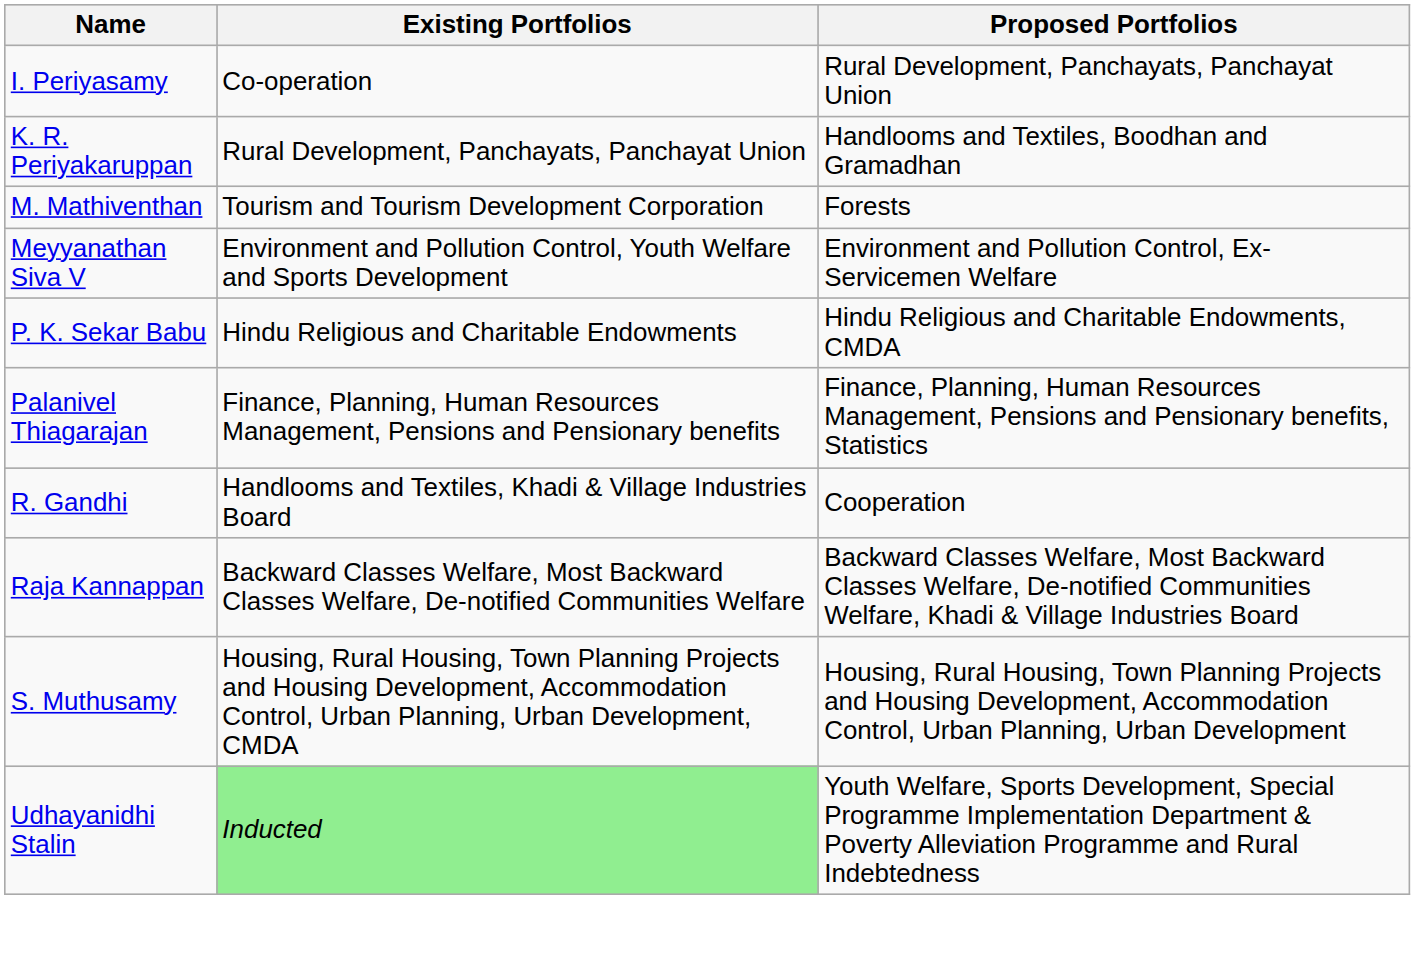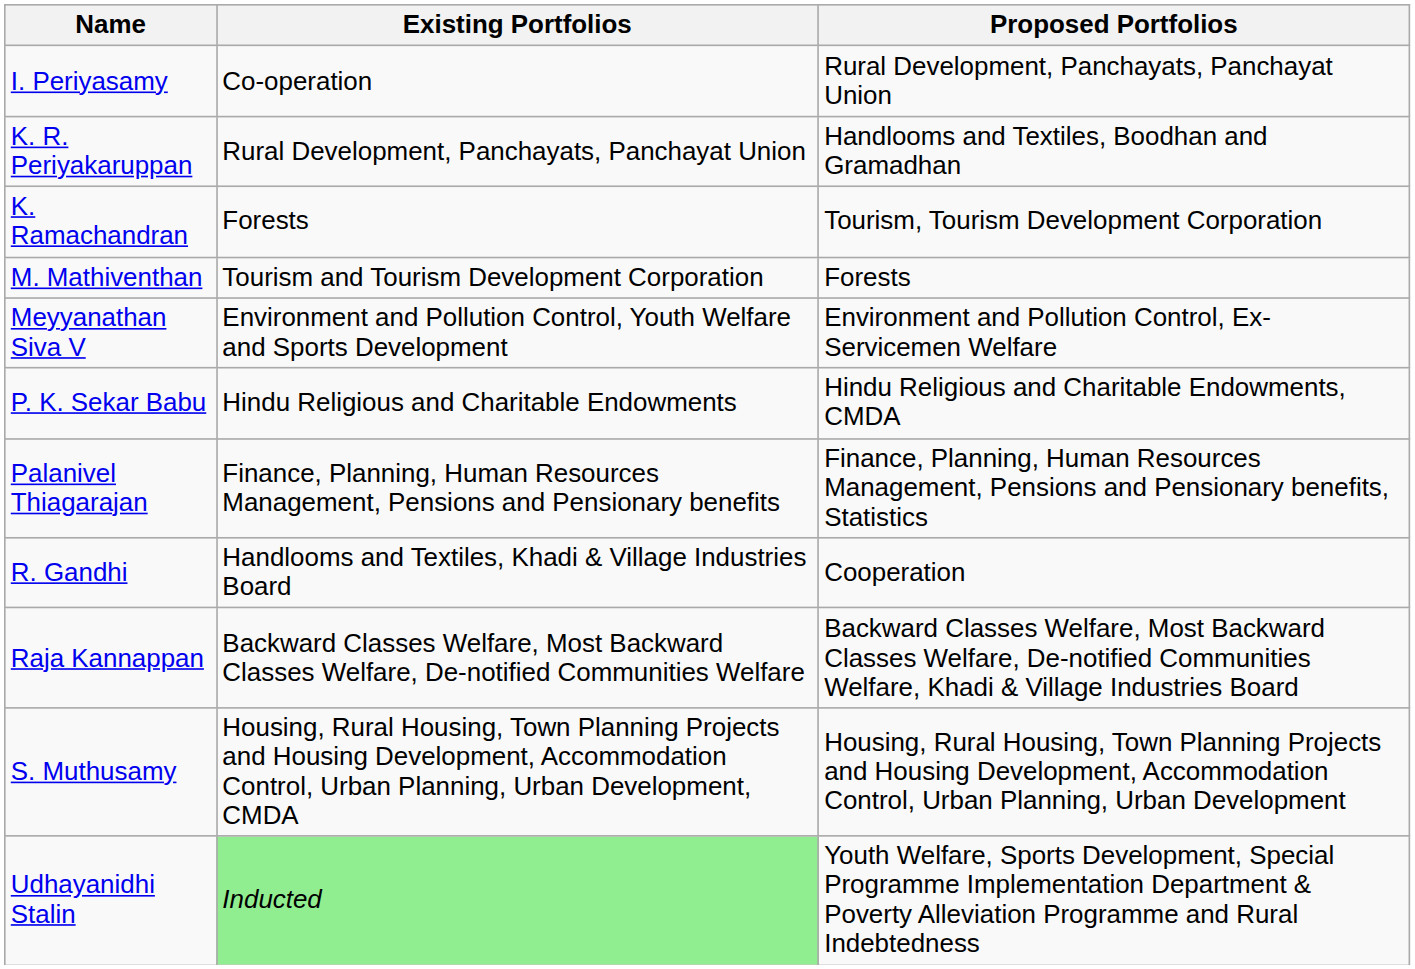+ row: (99, 221)
